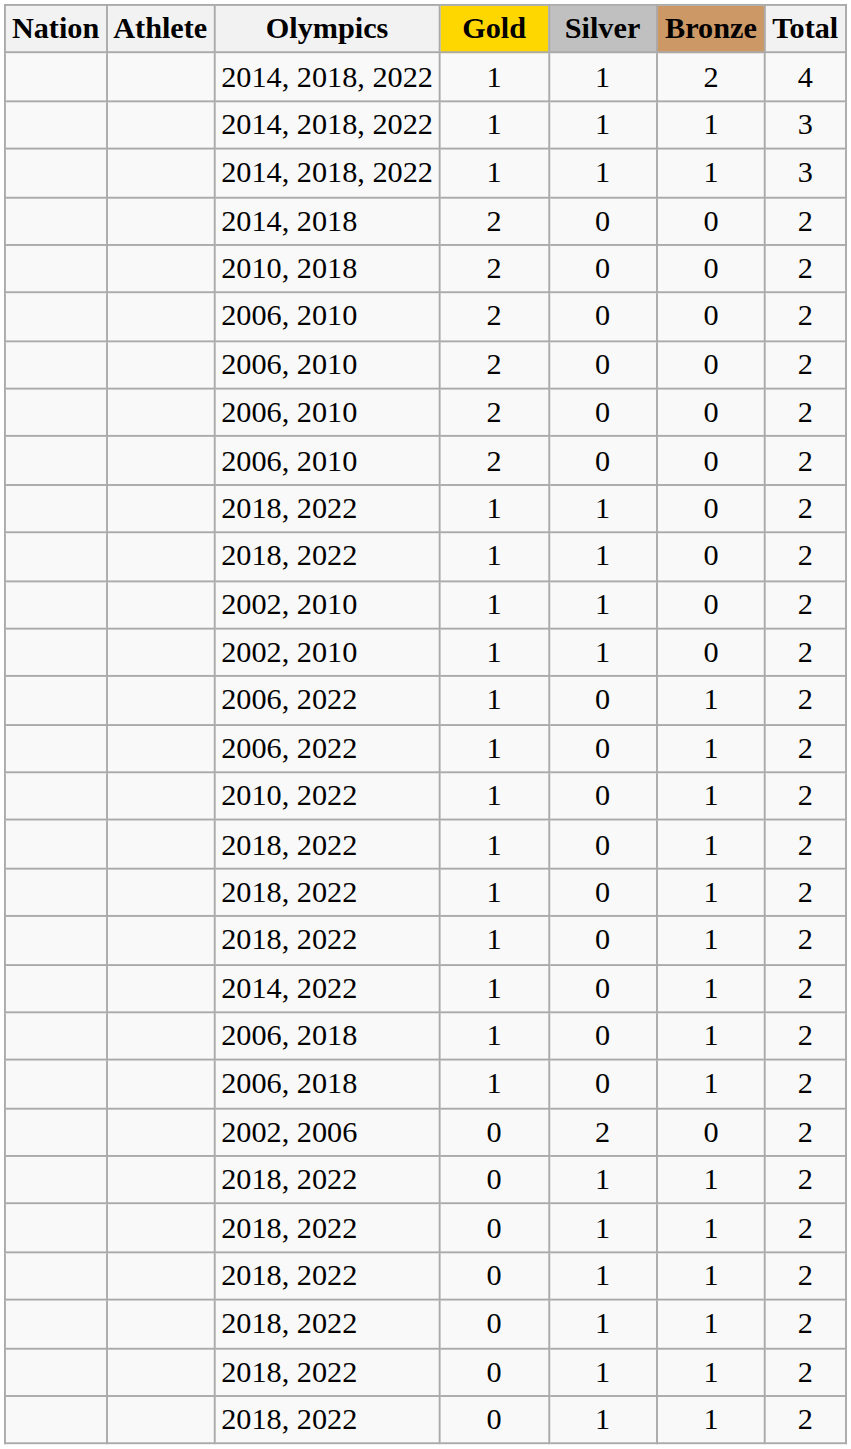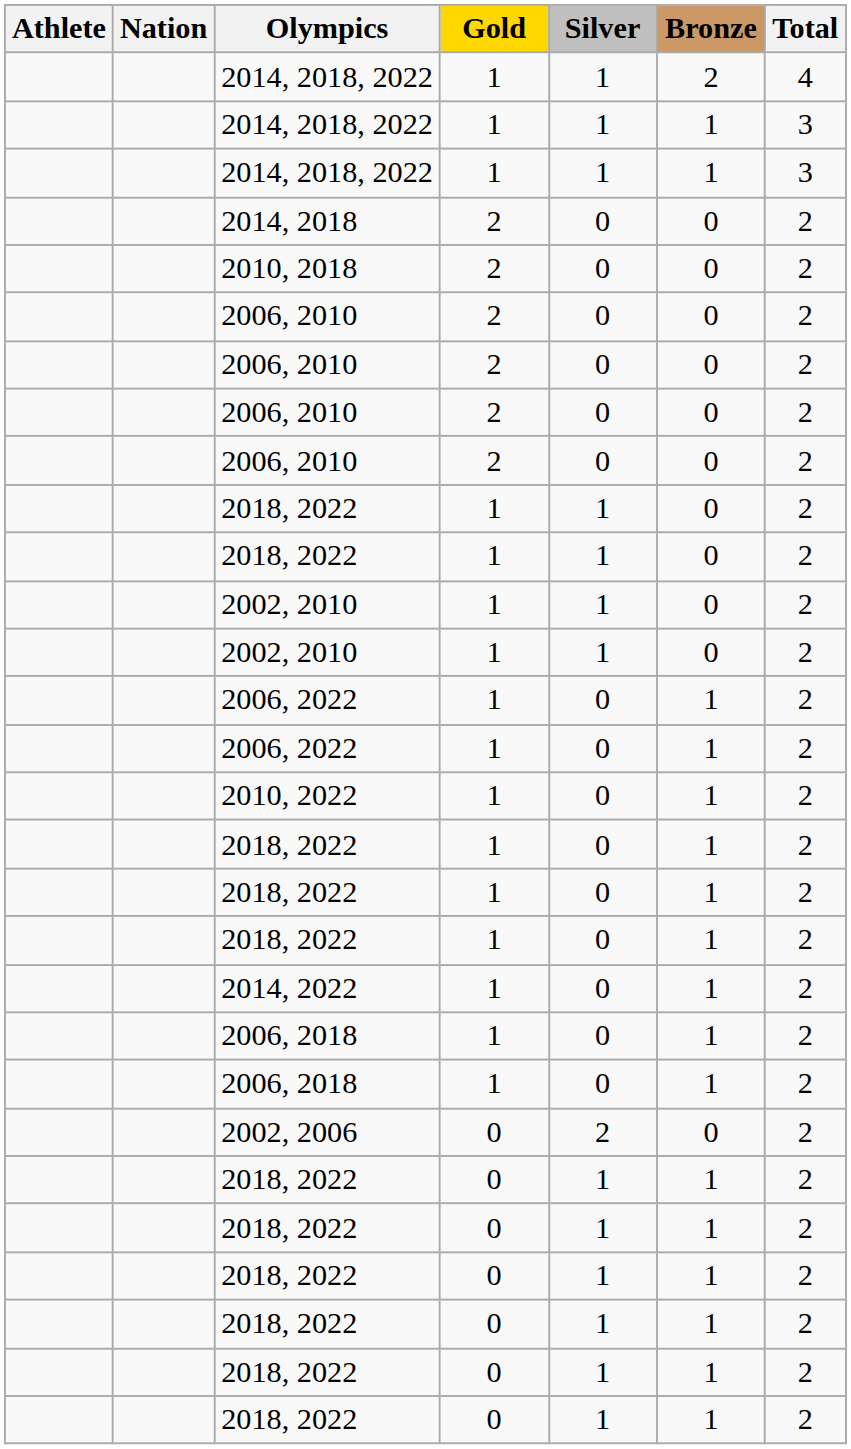columns swapped: (160, 28) <-> (56, 28)
